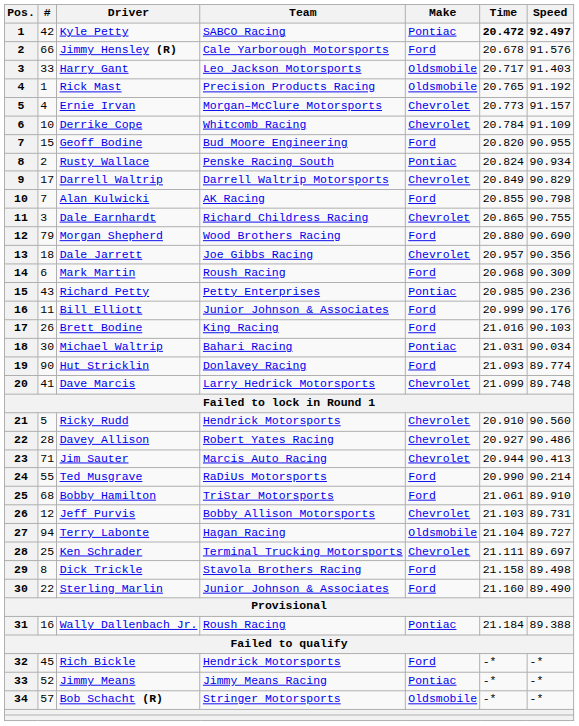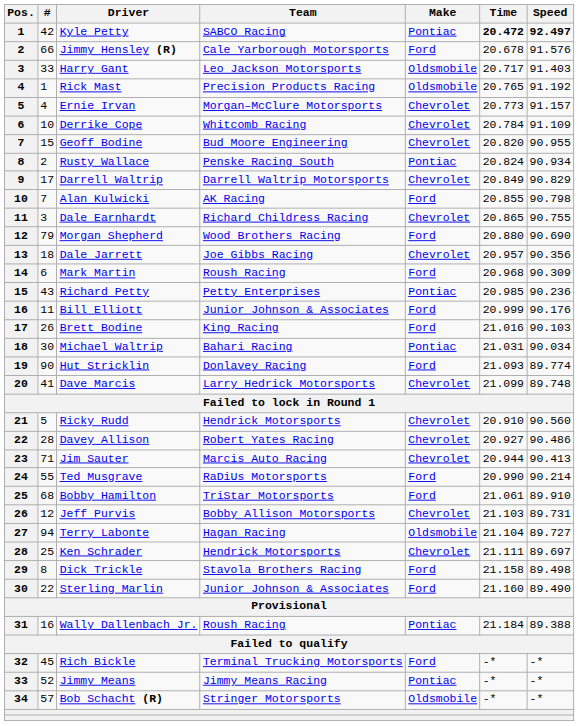(422, 144) Ford -> (439, 144) Chevrolet
(303, 552) Terminal Trucking Motorsports -> (272, 552) Hendrick Motorsports
(272, 663) Hendrick Motorsports -> (303, 663) Terminal Trucking Motorsports
